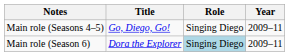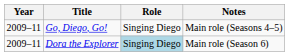columns swapped: (265, 12) <-> (55, 12)
